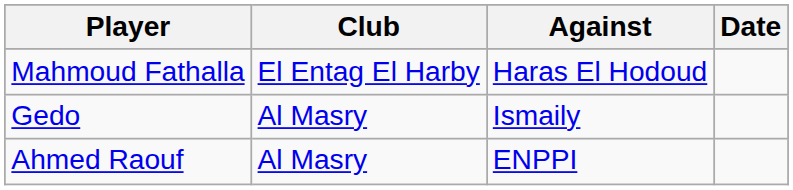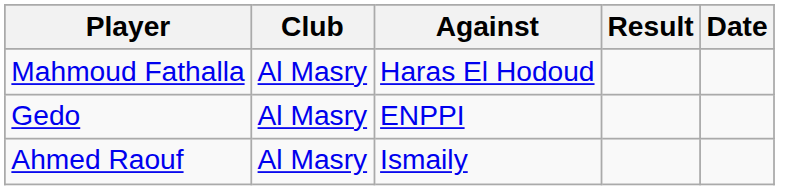+ column: (651, 26)
(369, 71) El Entag El Harby -> (312, 71) Al Masry
(537, 116) Ismaily -> (422, 116) ENPPI
(535, 160) ENPPI -> (424, 160) Ismaily
